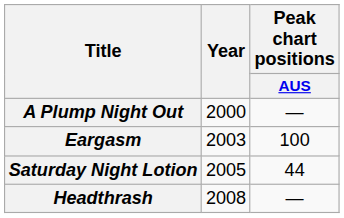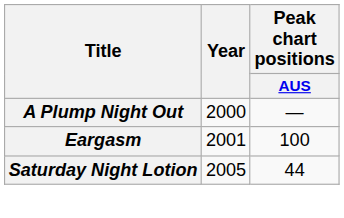(226, 141) 2003 -> (226, 141) 2001
- row: (103, 198)
